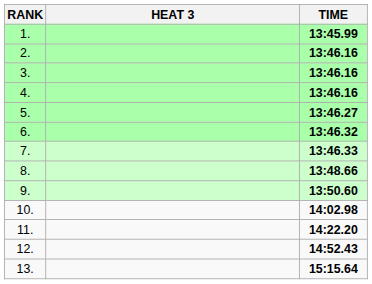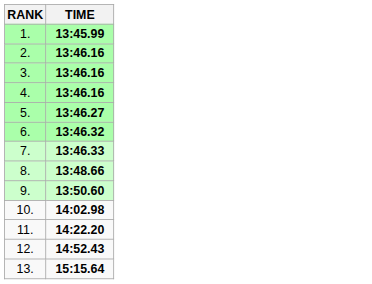- column: (173, 15)
